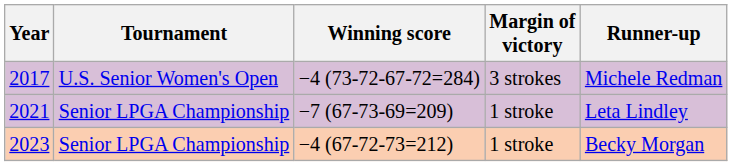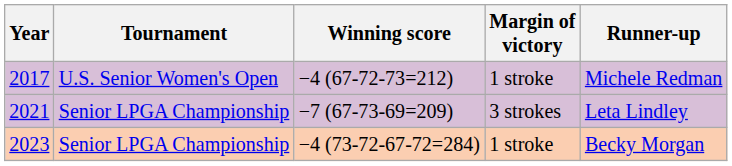(389, 78) −4 (73-72-67-72=284) -> (376, 78) −4 (67-72-73=212)
(525, 78) 3 strokes -> (521, 78) 1 stroke
(521, 111) 1 stroke -> (525, 111) 3 strokes
(376, 144) −4 (67-72-73=212) -> (389, 144) −4 (73-72-67-72=284)
